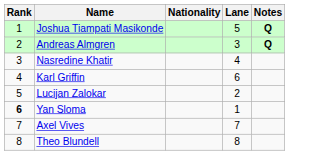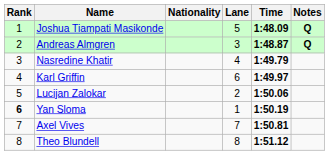+ column: (271, 12)
